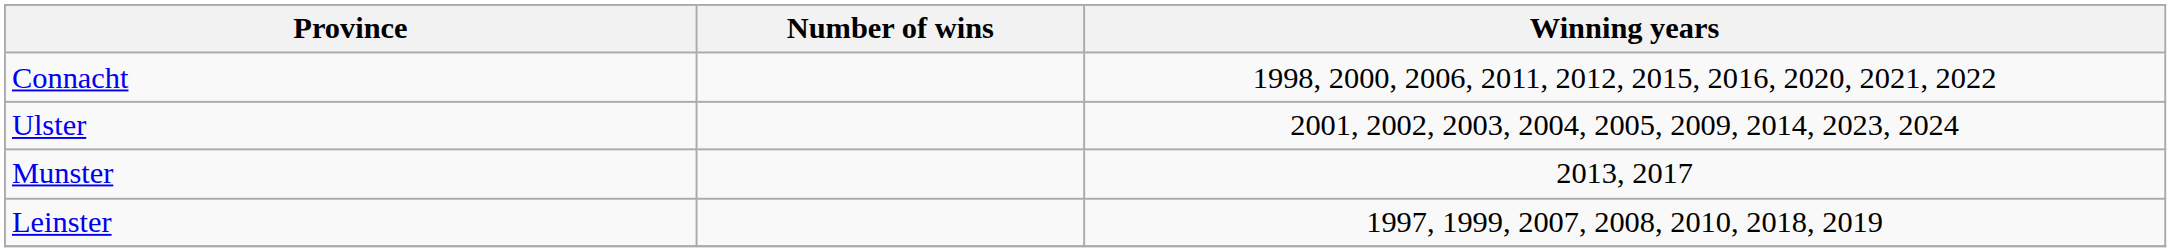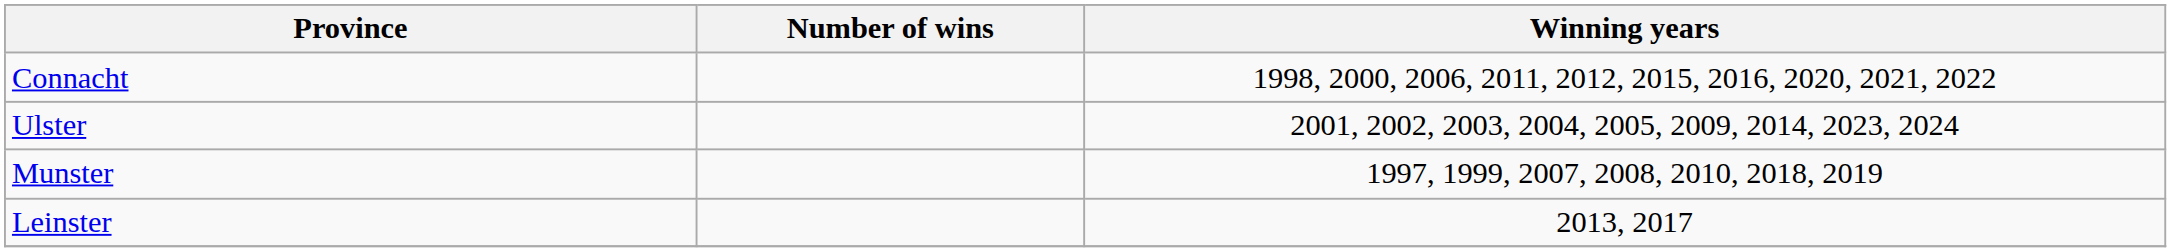(1625, 173) 2013, 2017 -> (1625, 173) 1997, 1999, 2007, 2008, 2010, 2018, 2019
(1625, 221) 1997, 1999, 2007, 2008, 2010, 2018, 2019 -> (1625, 221) 2013, 2017
